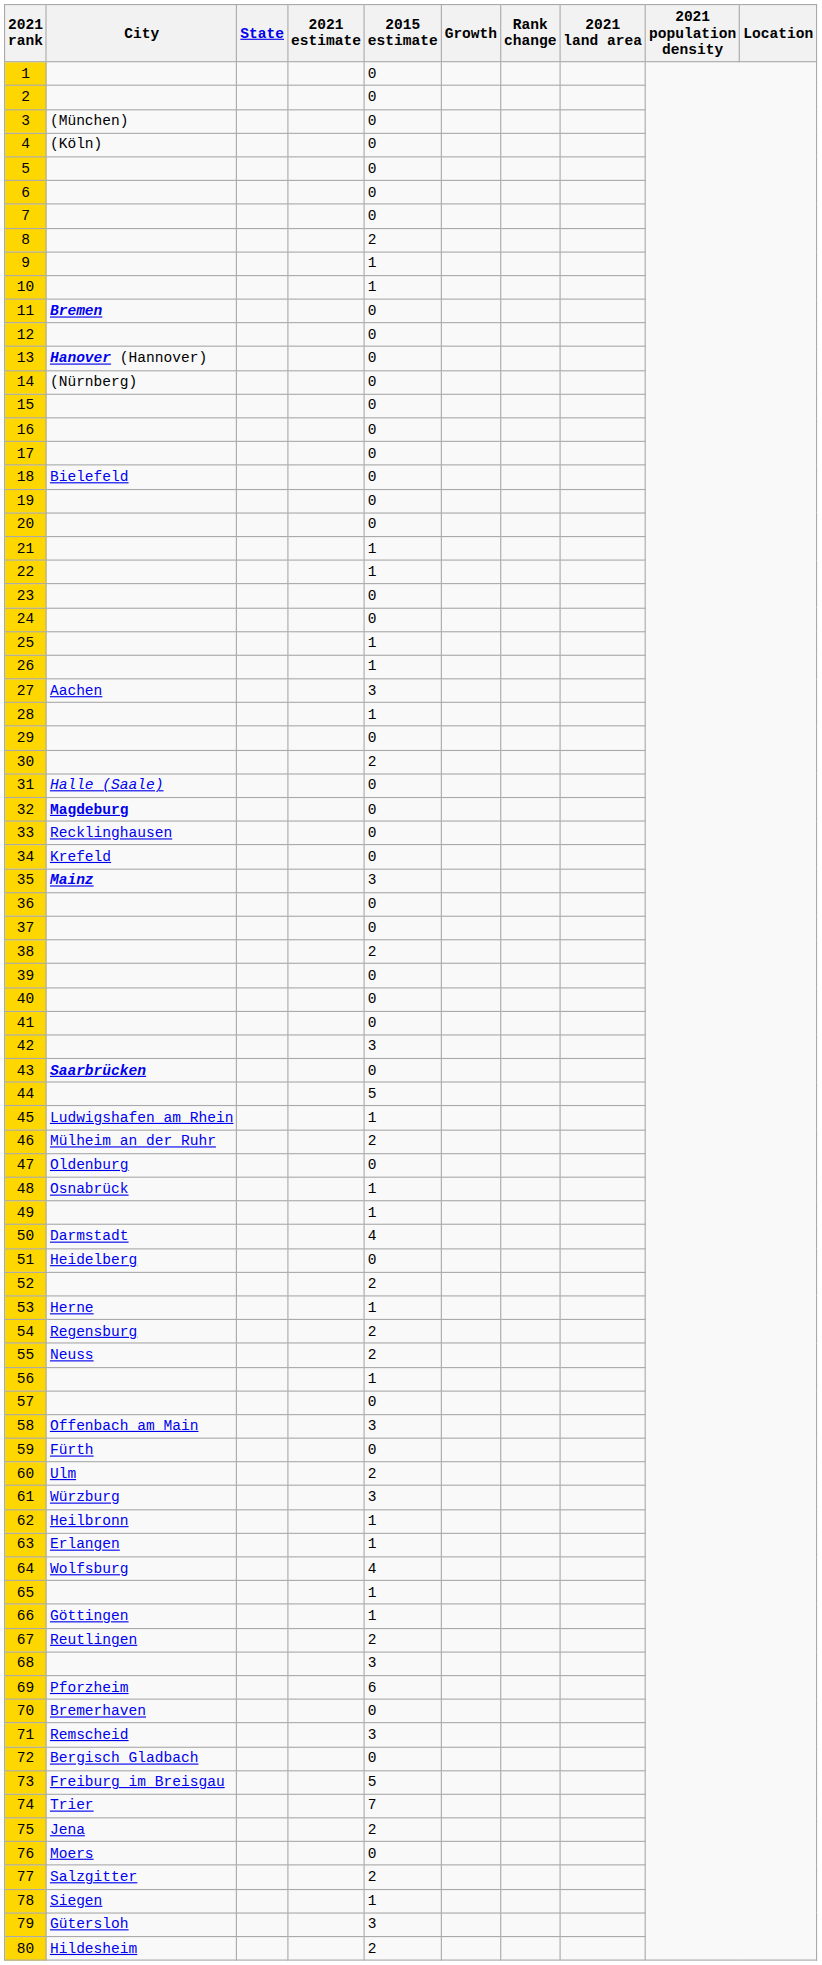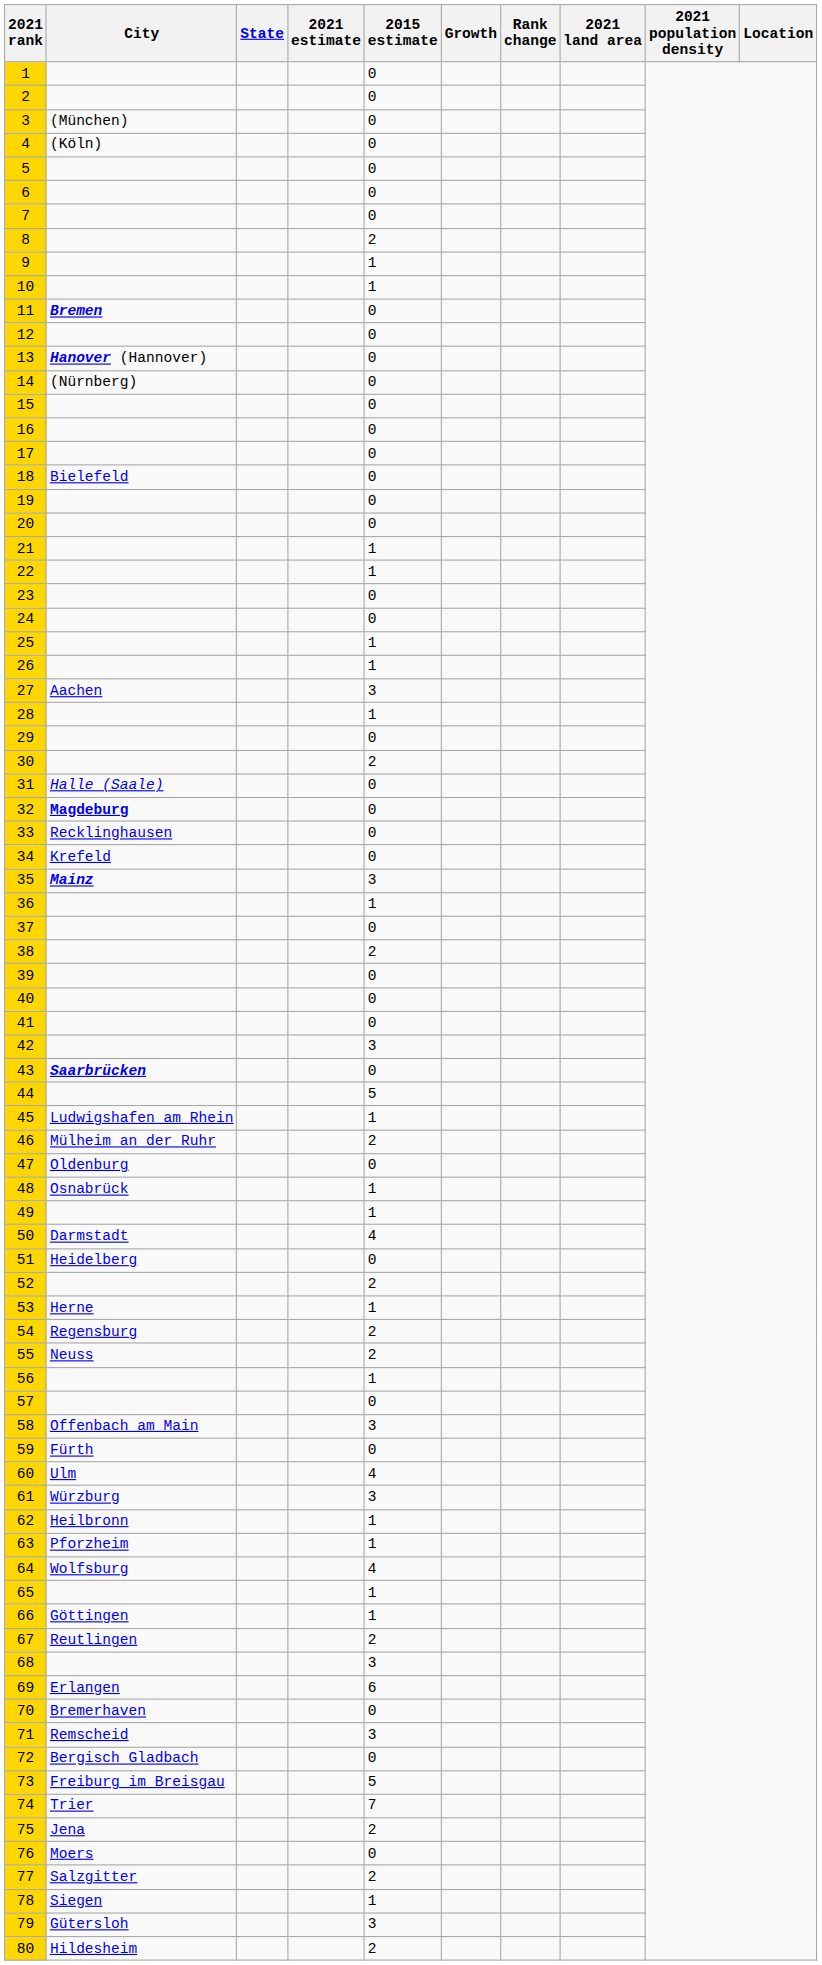(372, 904) 0 -> (372, 904) 1
(372, 1474) 2 -> (372, 1474) 4
(85, 1545) Erlangen -> (89, 1545) Pforzheim
(89, 1687) Pforzheim -> (85, 1687) Erlangen
